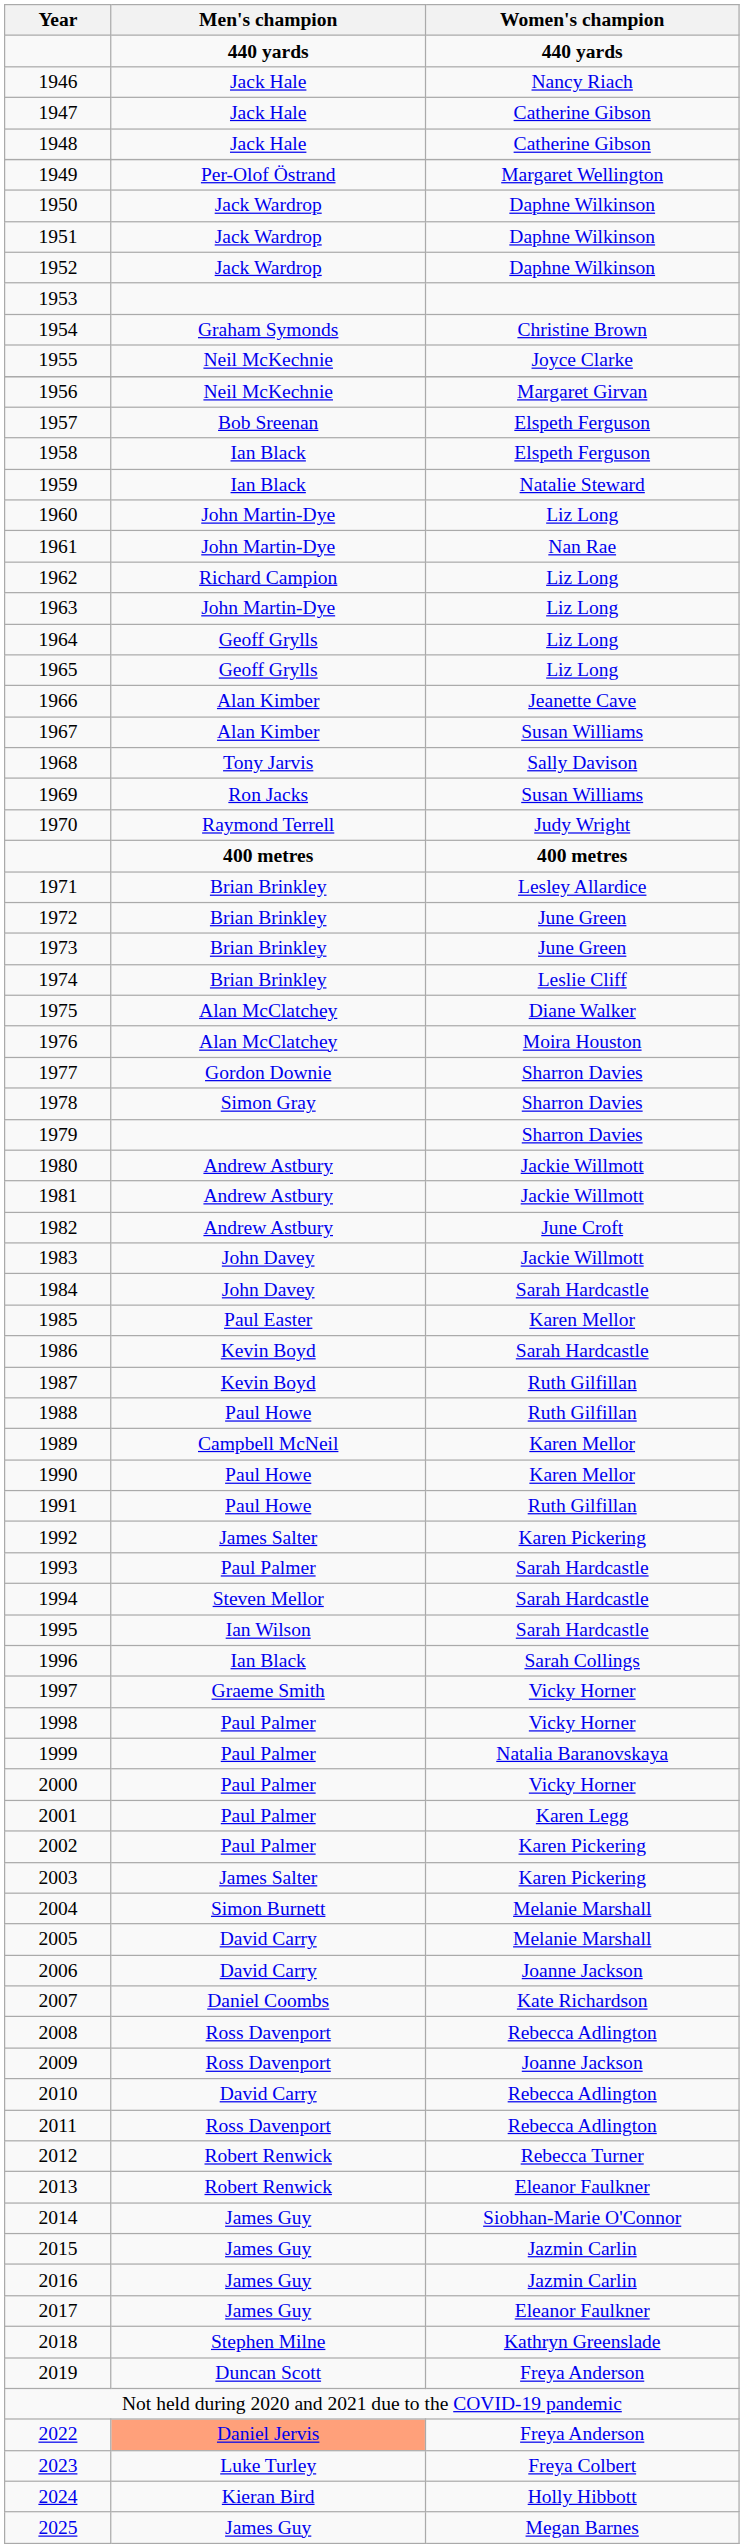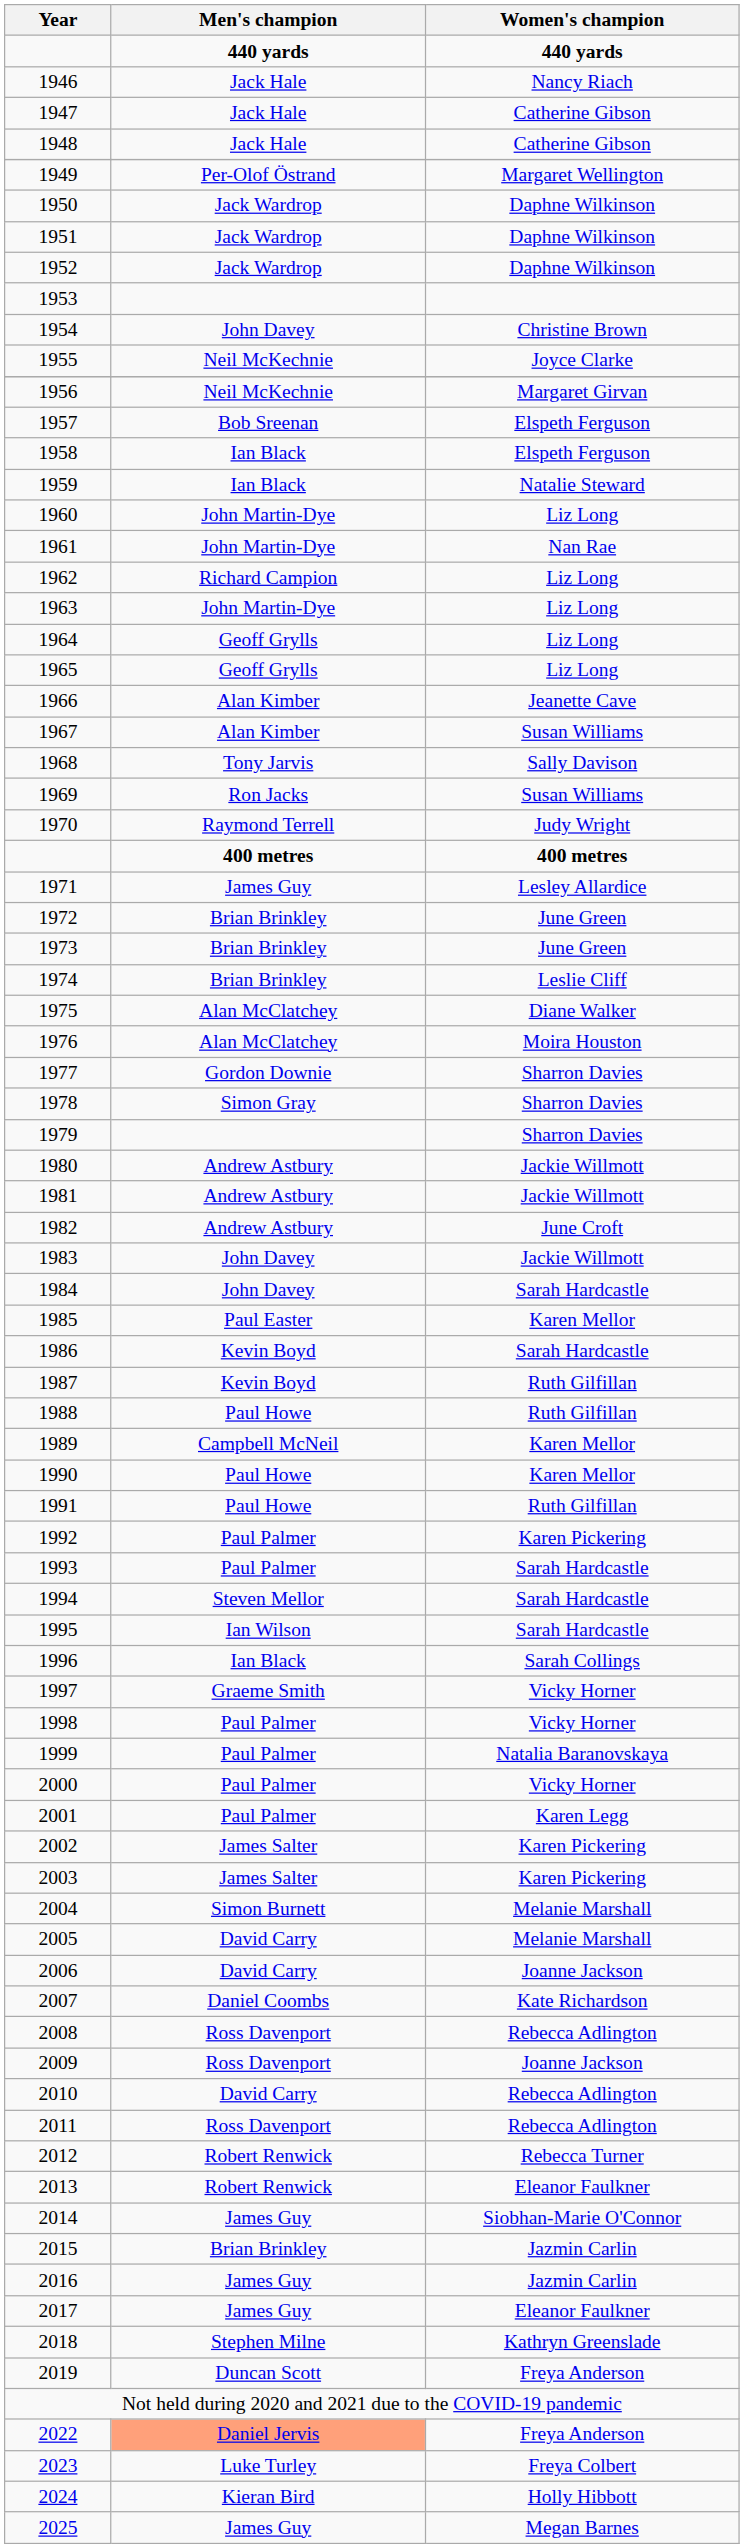(268, 329) Graham Symonds -> (268, 329) John Davey
(268, 886) Brian Brinkley -> (268, 886) James Guy
(268, 1536) James Salter -> (268, 1536) Paul Palmer
(268, 1846) Paul Palmer -> (268, 1846) James Salter
(268, 2248) James Guy -> (268, 2248) Brian Brinkley
